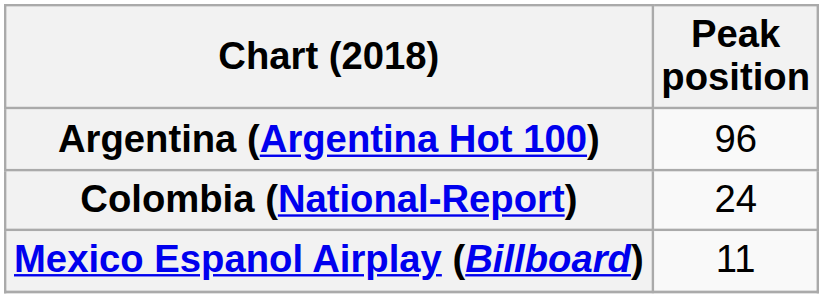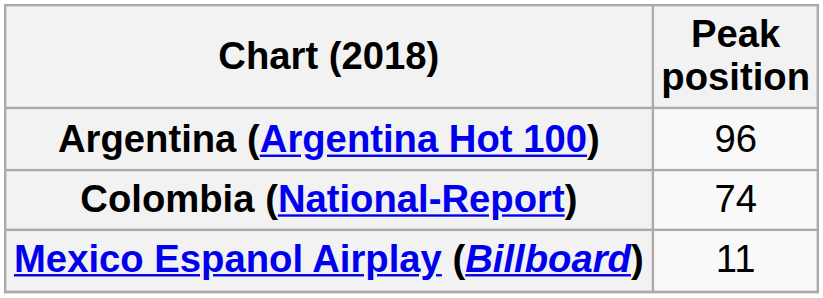(736, 199) 24 -> (736, 199) 74
